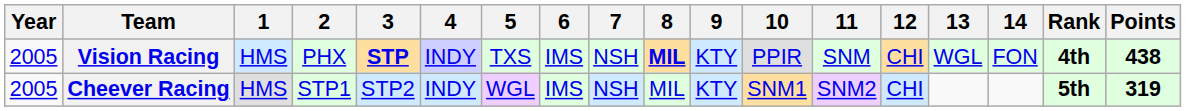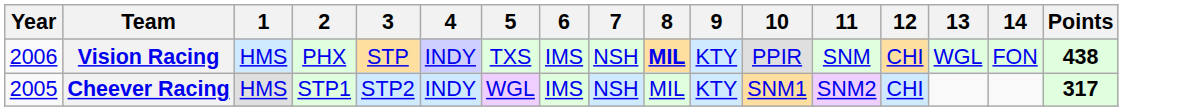- column: (1074, 22)
(34, 56) 2005 -> (34, 56) 2006
(388, 56) bold -> (388, 56) normal
(1143, 90) 319 -> (1081, 90) 317
